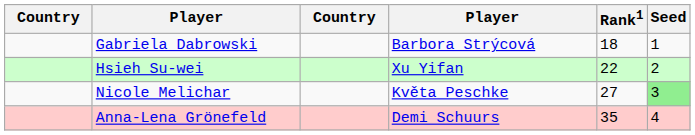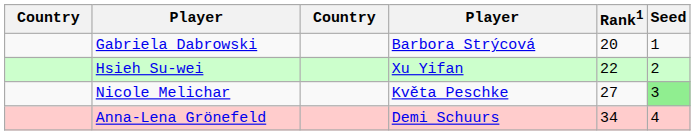(609, 45) 18 -> (609, 45) 20
(609, 118) 35 -> (609, 118) 34
